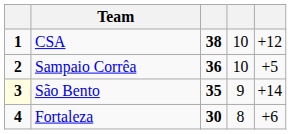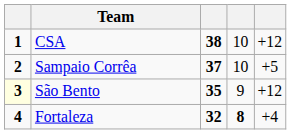(214, 66) 36 -> (214, 66) 37
(270, 91) +14 -> (270, 91) +12
(214, 116) 30 -> (214, 116) 32
(240, 116) normal -> (240, 116) bold
(270, 116) +6 -> (270, 116) +4
